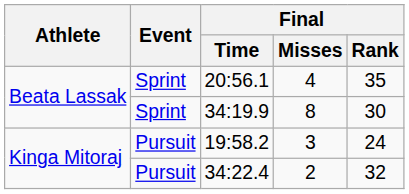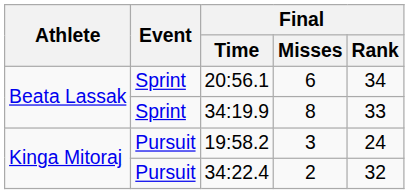(310, 81) 4 -> (310, 81) 6
(375, 81) 35 -> (375, 81) 34
(375, 111) 30 -> (375, 111) 33
